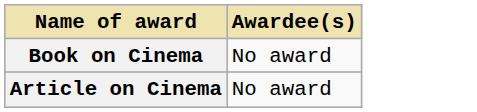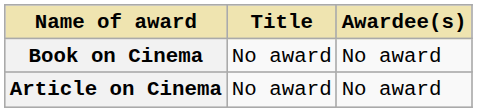+ column: (282, 22)
